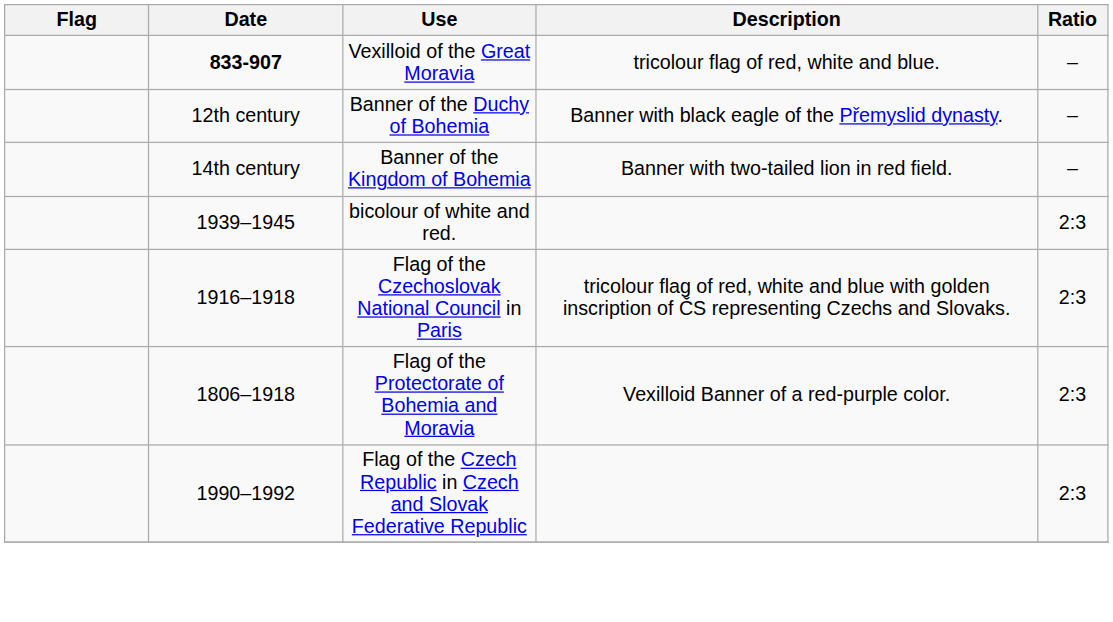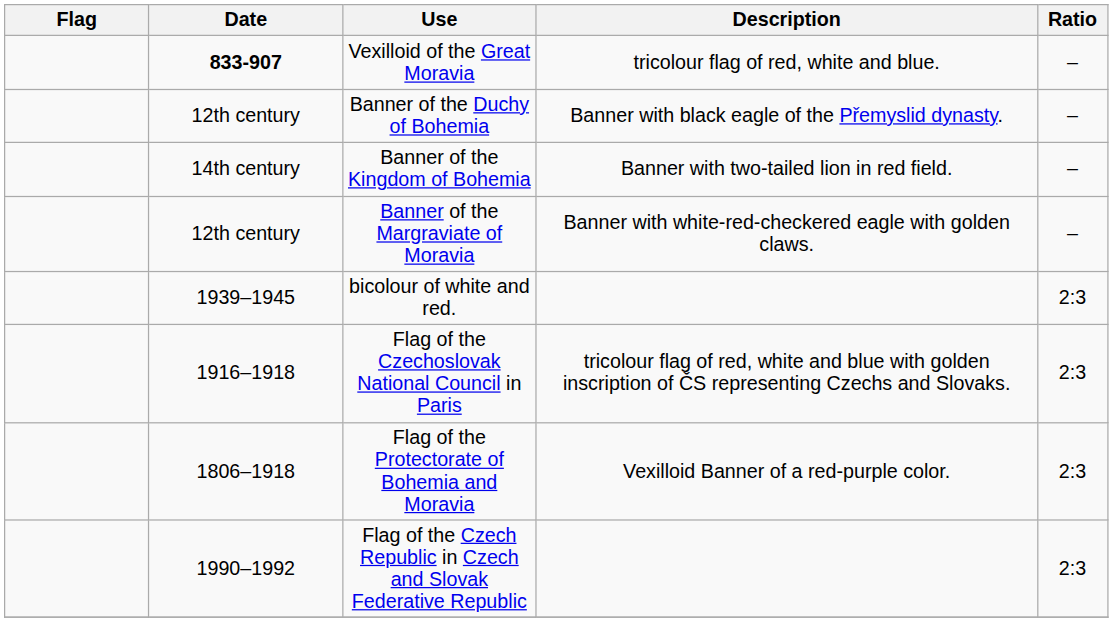+ row: (439, 233)
